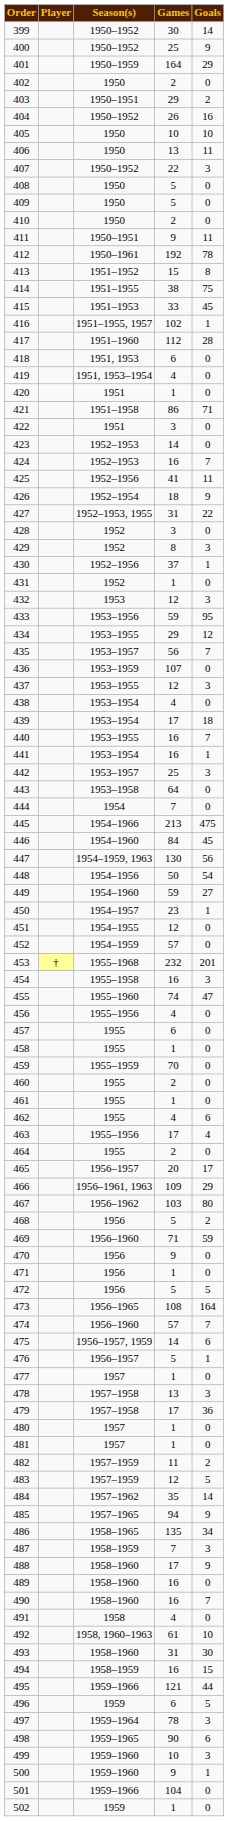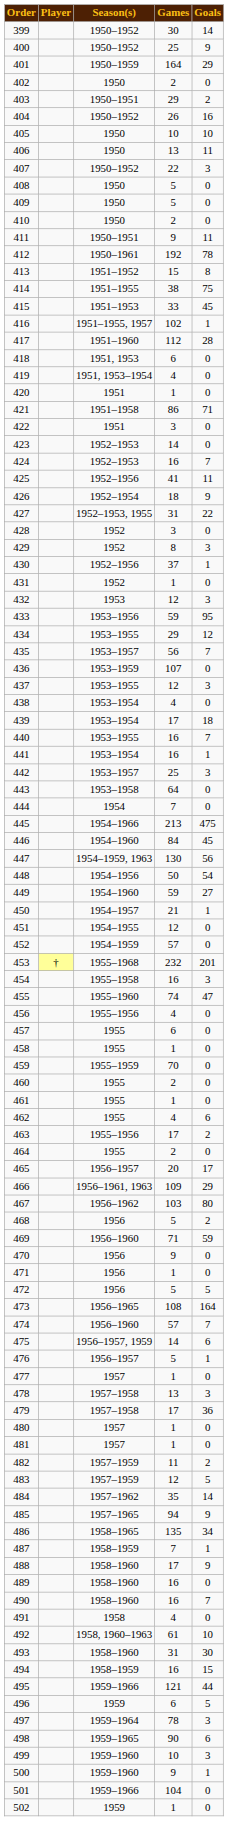(173, 910) 23 -> (173, 910) 21
(208, 1134) 4 -> (208, 1134) 2
(208, 1548) 3 -> (208, 1548) 1
